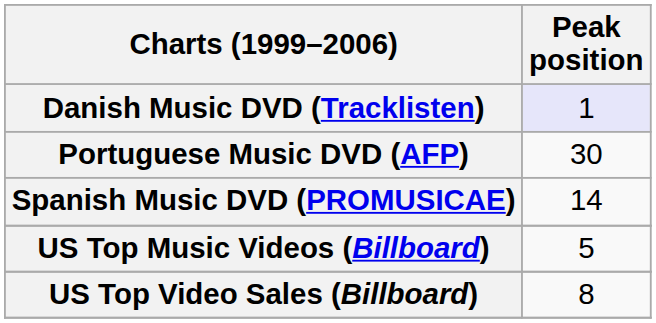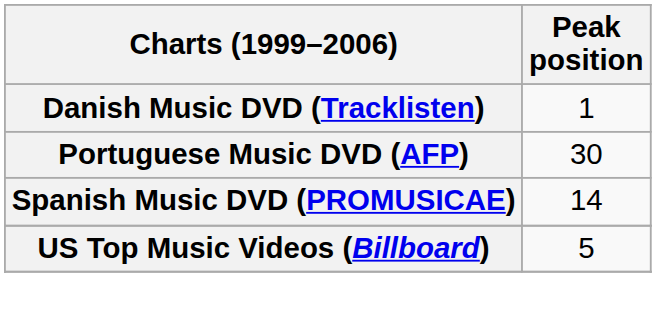(586, 107) lavender background -> (586, 107) no background
- row: (264, 294)
